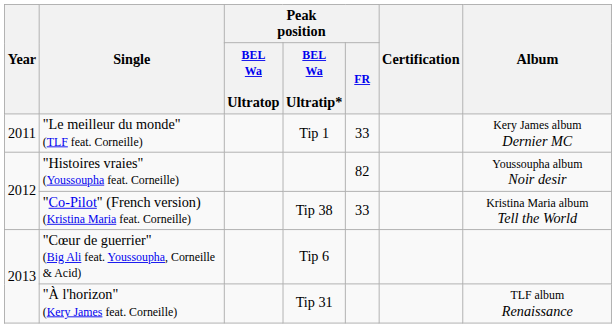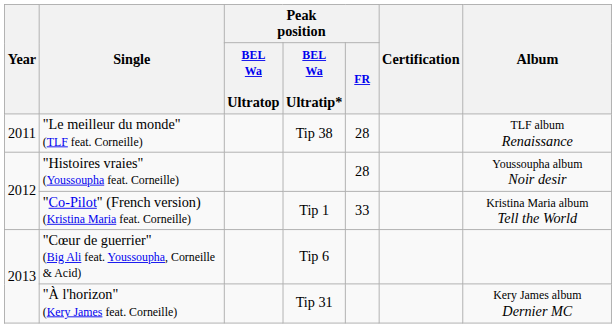(314, 133) Tip 1 -> (314, 133) Tip 38
(362, 133) 33 -> (362, 133) 28
(537, 133) Kery James album Dernier MC -> (537, 133) TLF album Renaissance
(362, 171) 82 -> (362, 171) 28
(314, 210) Tip 38 -> (314, 210) Tip 1
(537, 304) TLF album Renaissance -> (537, 304) Kery James album Dernier MC
